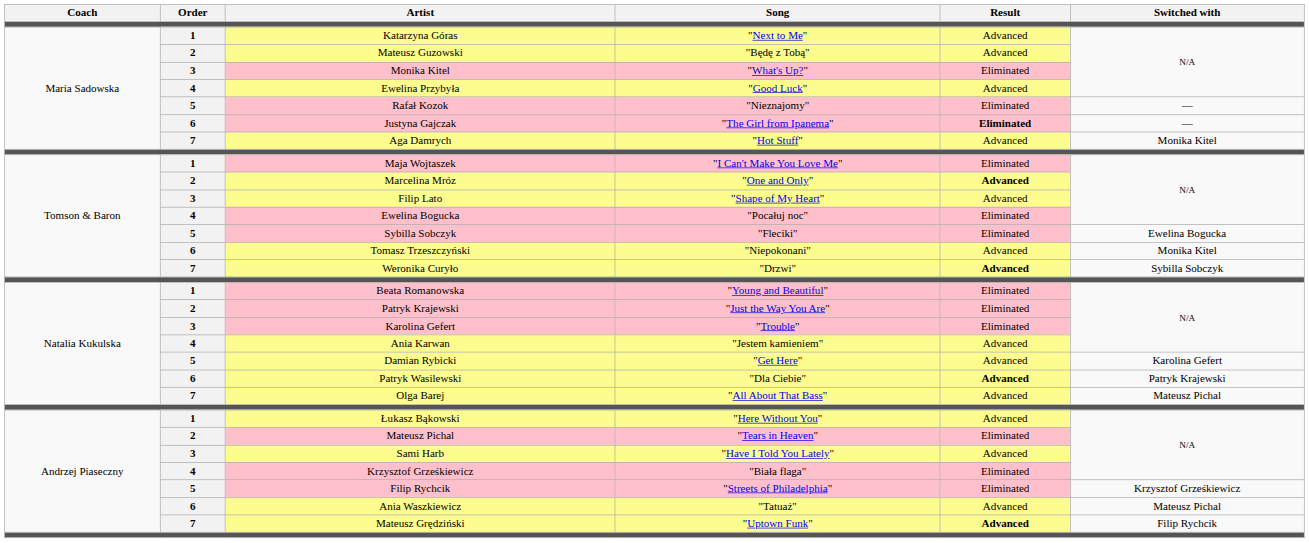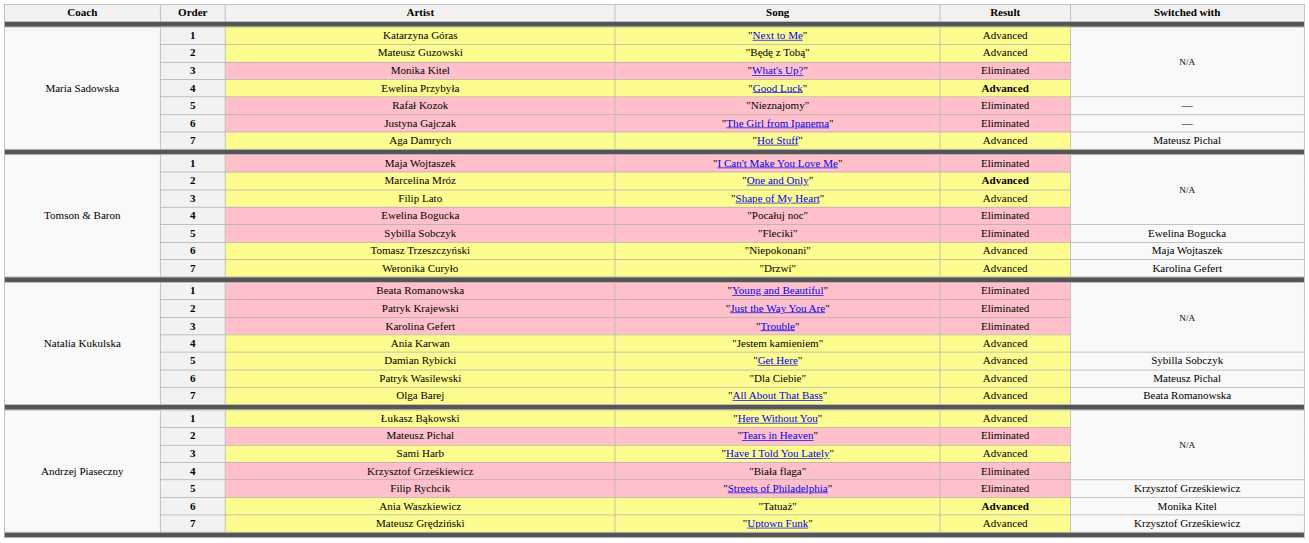(1005, 88) normal -> (1005, 88) bold
(1005, 123) bold -> (1005, 123) normal
(1187, 140) Monika Kitel -> (1187, 140) Mateusz Pichal
(1187, 251) Monika Kitel -> (1187, 251) Maja Wojtaszek
(1005, 268) bold -> (1005, 268) normal
(1187, 268) Sybilla Sobczyk -> (1187, 268) Karolina Gefert
(1187, 361) Karolina Gefert -> (1187, 361) Sybilla Sobczyk
(1005, 378) bold -> (1005, 378) normal
(1187, 378) Patryk Krajewski -> (1187, 378) Mateusz Pichal
(1187, 396) Mateusz Pichal -> (1187, 396) Beata Romanowska
(1005, 506) normal -> (1005, 506) bold
(1187, 506) Mateusz Pichal -> (1187, 506) Monika Kitel
(1005, 523) bold -> (1005, 523) normal
(1187, 523) Filip Rychcik -> (1187, 523) Krzysztof Grześkiewicz
